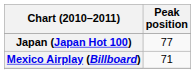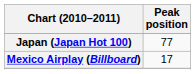(167, 59) 71 -> (167, 59) 17
